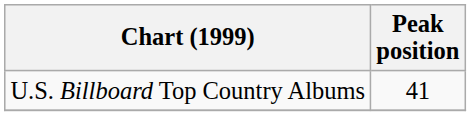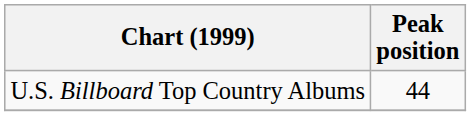(418, 90) 41 -> (418, 90) 44
